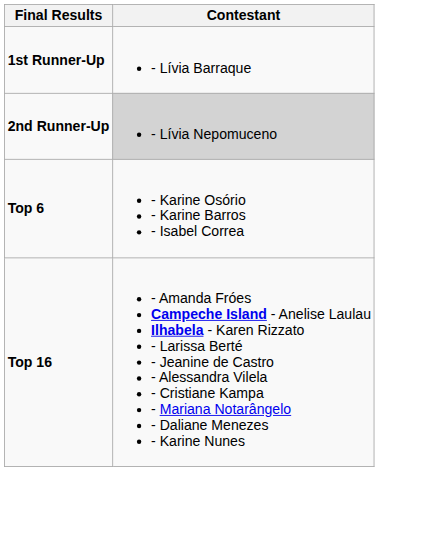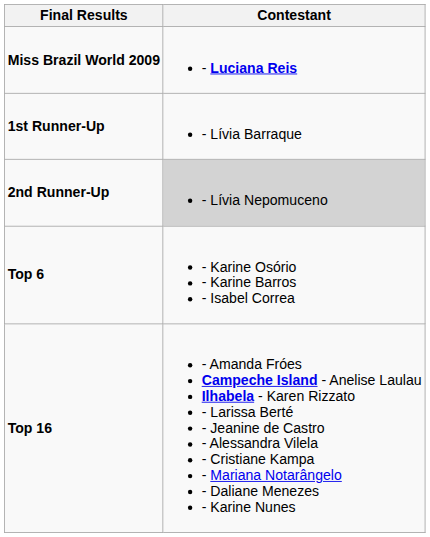+ row: (84, 59)
